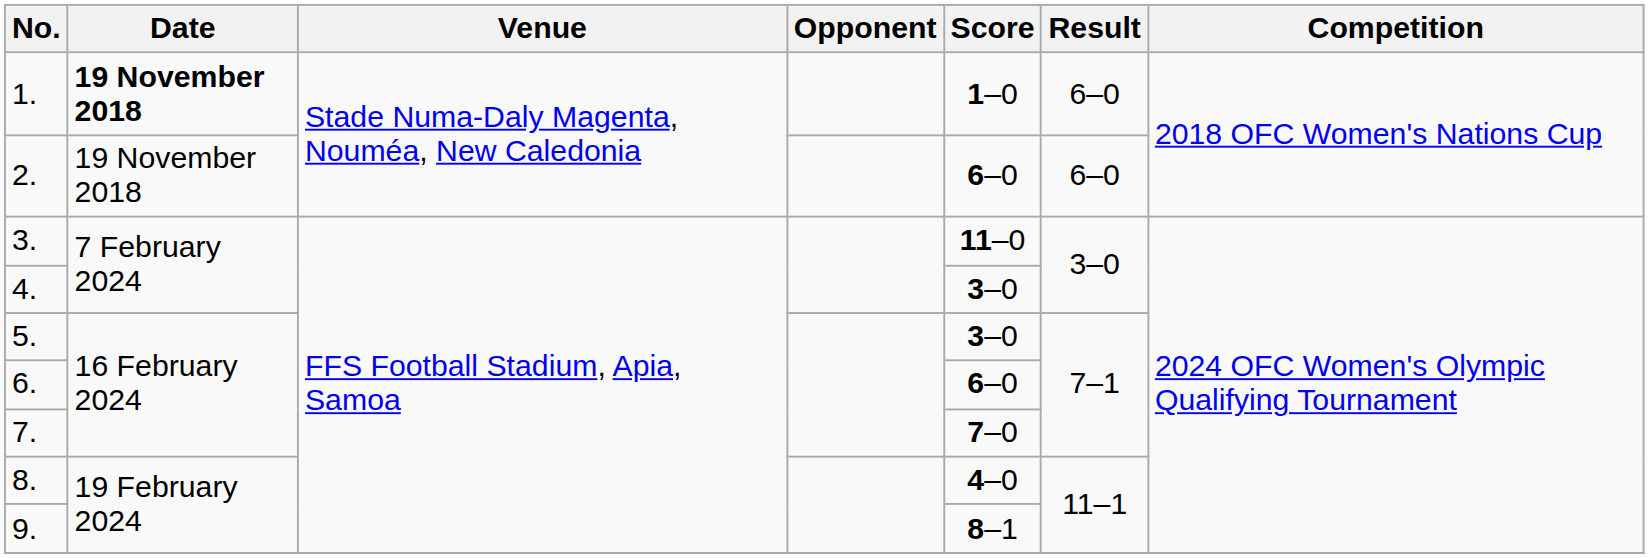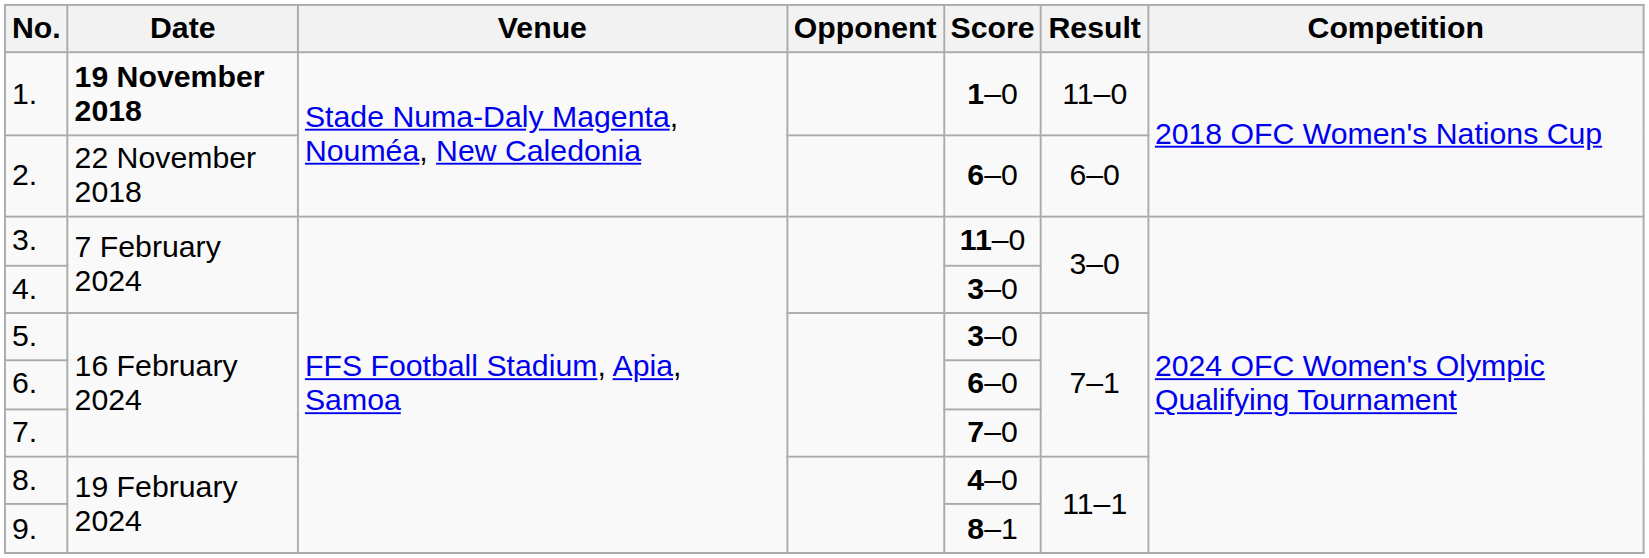(1095, 93) 6–0 -> (1095, 93) 11–0
(165, 175) 19 November 2018 -> (165, 175) 22 November 2018
